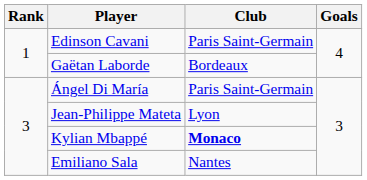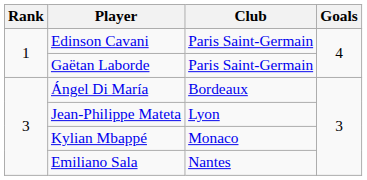(218, 65) Bordeaux -> (251, 65) Paris Saint-Germain
(251, 89) Paris Saint-Germain -> (218, 89) Bordeaux
(215, 138) bold -> (213, 138) normal
